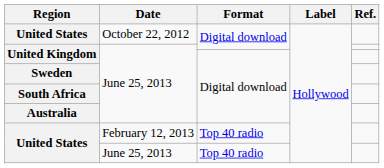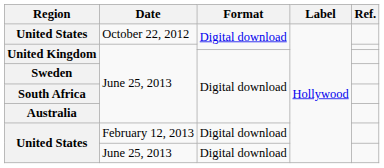(232, 133) Top 40 radio -> (243, 133) Digital download
(232, 152) Top 40 radio -> (243, 152) Digital download
